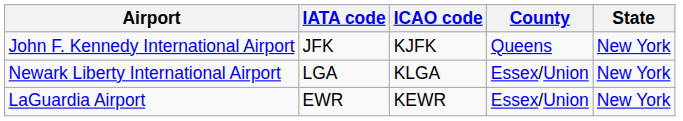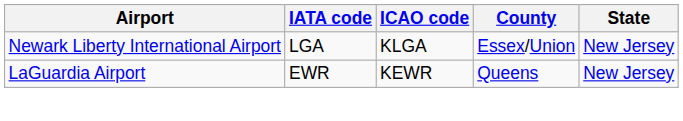- row: (152, 45)
(634, 73) New York -> (629, 45) New Jersey
(540, 101) Essex/Union -> (508, 73) Queens
(634, 101) New York -> (629, 73) New Jersey
